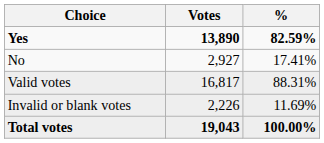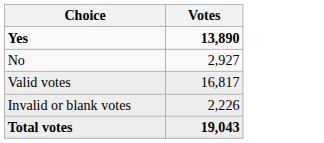- column: (281, 15)
